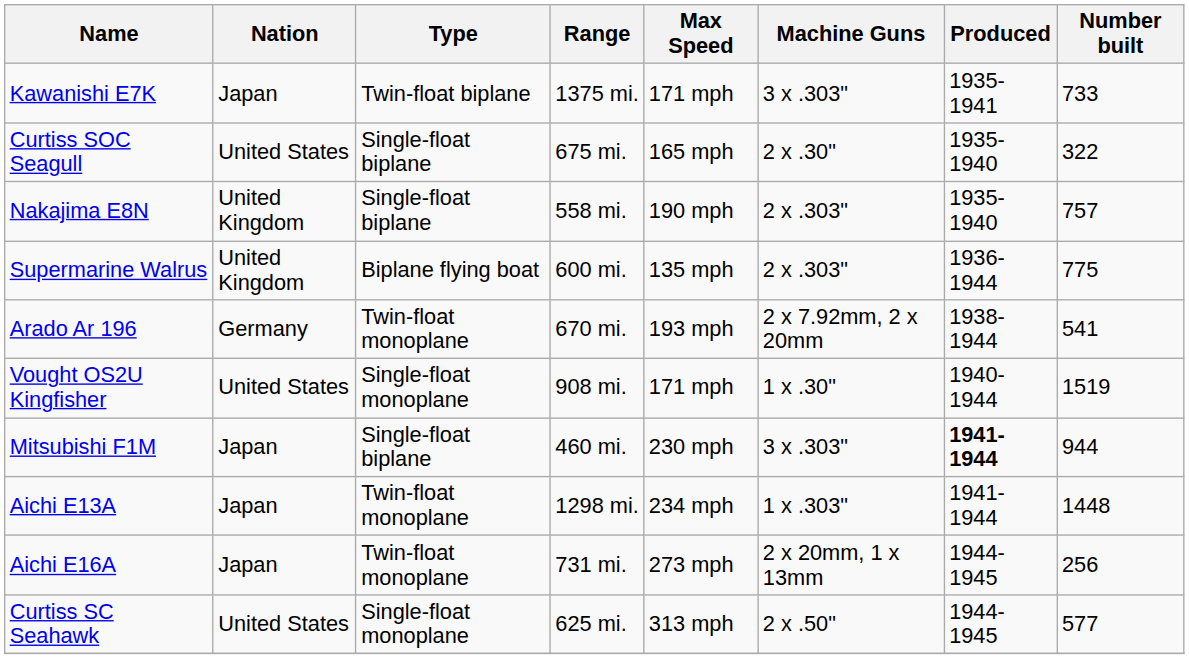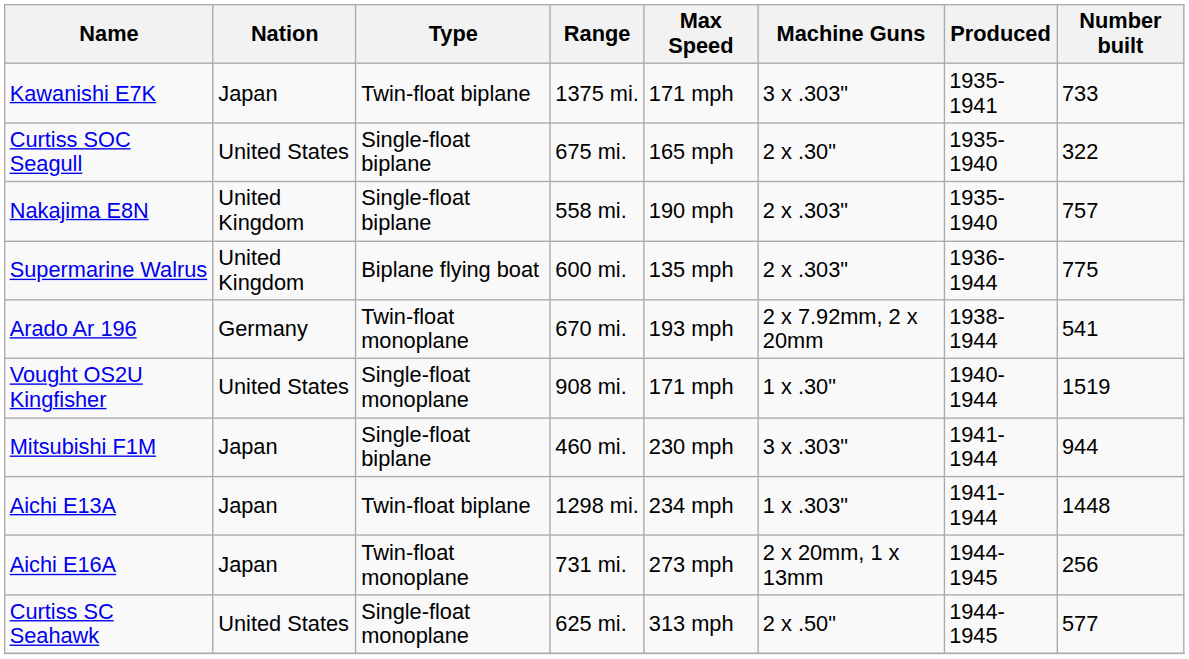(977, 446) bold -> (977, 446) normal
(415, 505) Twin-float monoplane -> (446, 505) Twin-float biplane
